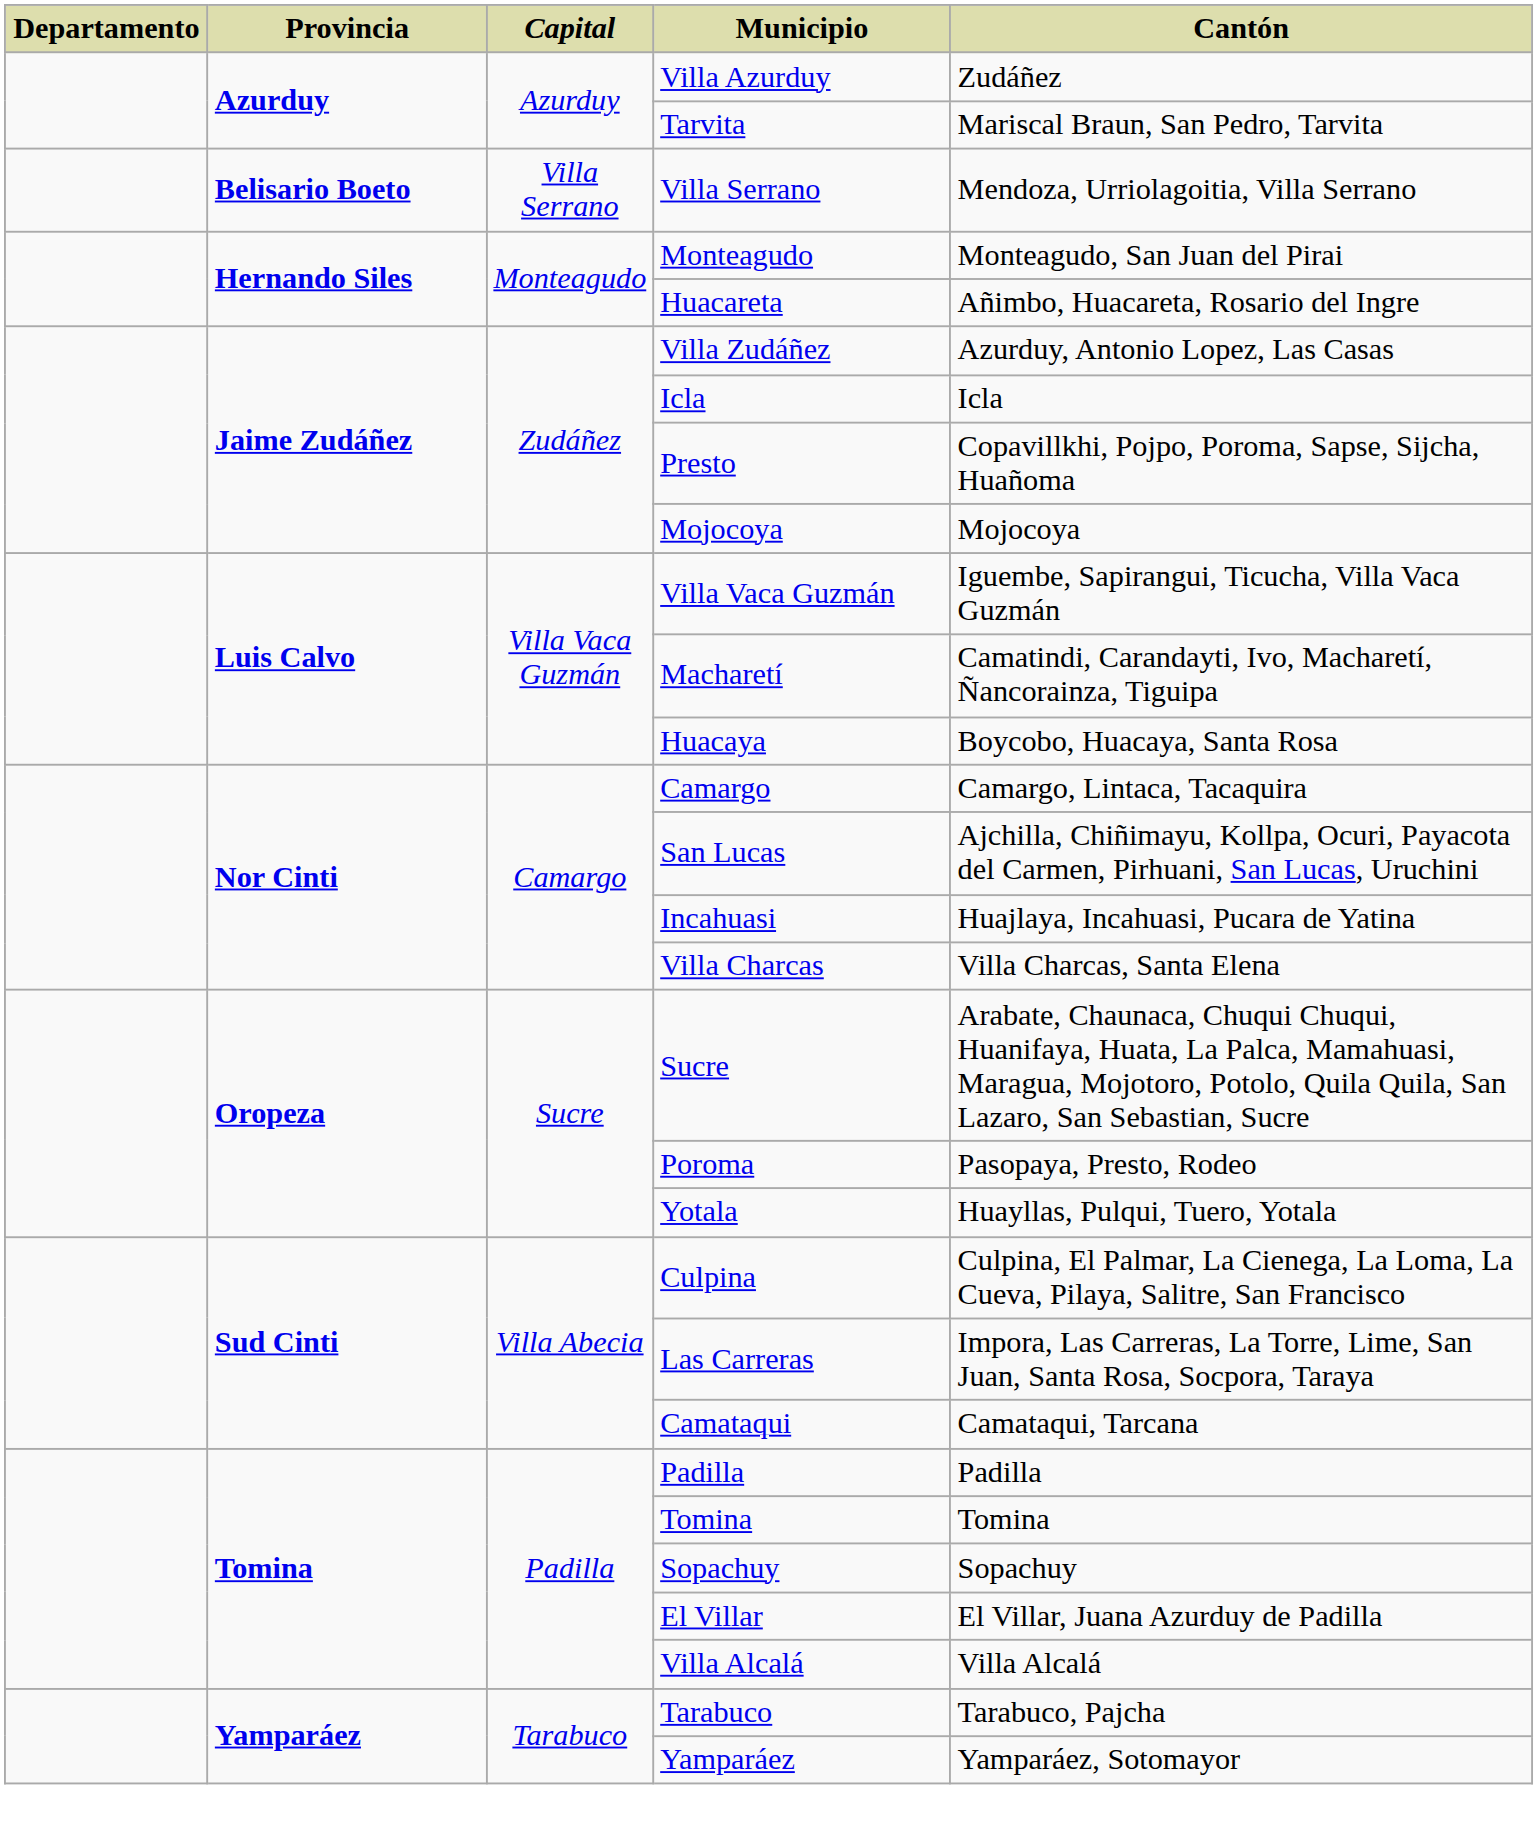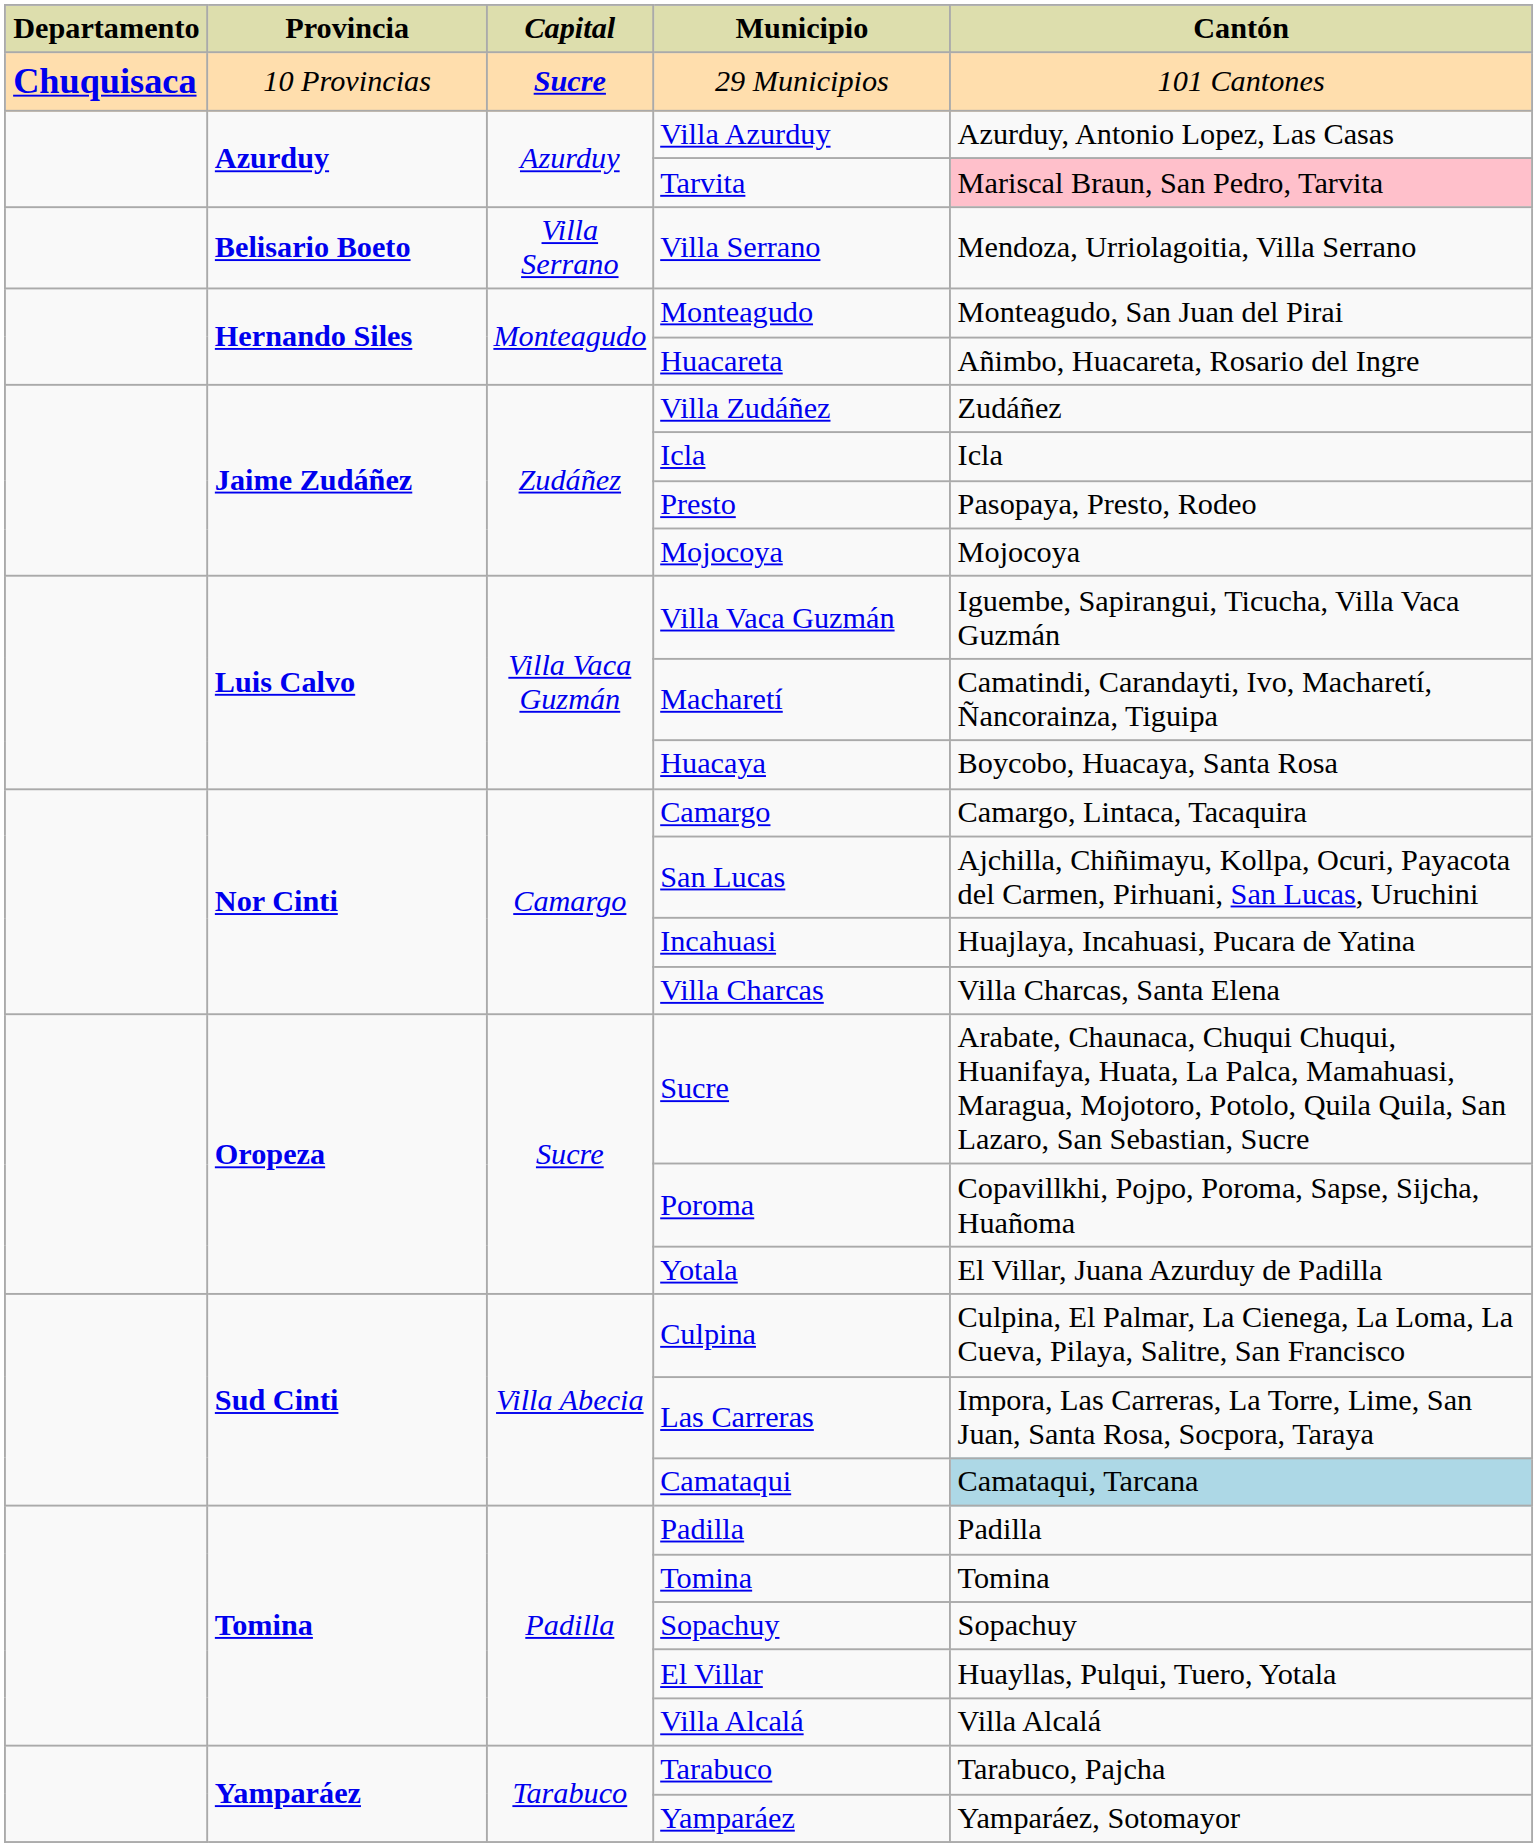+ row: (802, 81)
(1010, 76) Zudáñez -> (1176, 134) Azurduy, Antonio Lopez, Las Casas
(1170, 124) no background -> (1170, 182) pink background
(1176, 350) Azurduy, Antonio Lopez, Las Casas -> (1010, 408) Zudáñez
(1218, 463) Copavillkhi, Pojpo, Poroma, Sapse, Sijcha, Huañoma -> (1107, 504) Pasopaya, Presto, Rodeo
(1107, 1163) Pasopaya, Presto, Rodeo -> (1218, 1204) Copavillkhi, Pojpo, Poroma, Sapse, Sijcha, Huañoma
(1147, 1211) Huayllas, Pulqui, Tuero, Yotala -> (1170, 1269) El Villar, Juana Azurduy de Padilla
(1078, 1423) no background -> (1078, 1481) lightblue background
(1170, 1615) El Villar, Juana Azurduy de Padilla -> (1147, 1673) Huayllas, Pulqui, Tuero, Yotala
